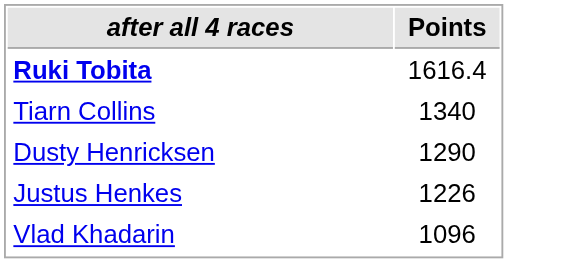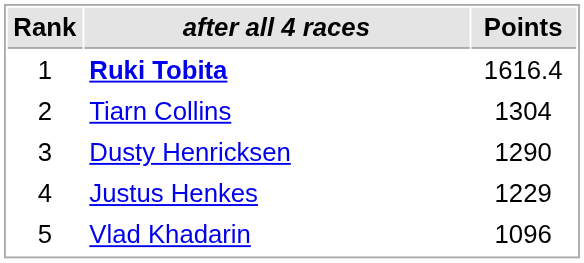+ column: (45, 27)
(447, 112) 1340 -> (523, 112) 1304
(447, 194) 1226 -> (523, 194) 1229
